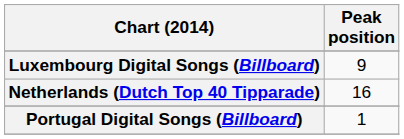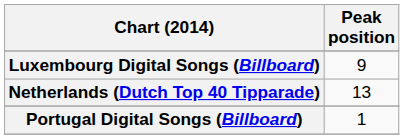(361, 92) 16 -> (361, 92) 13
